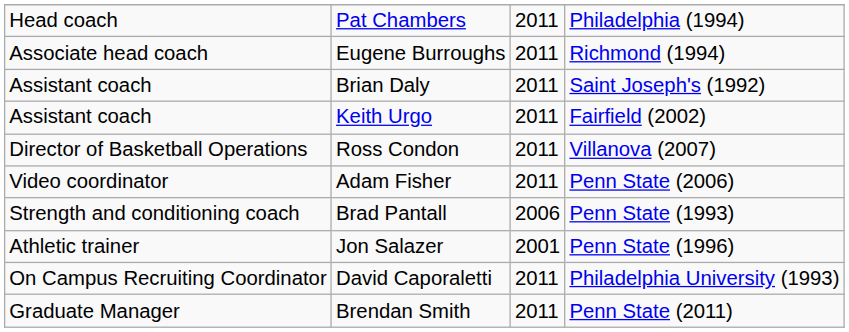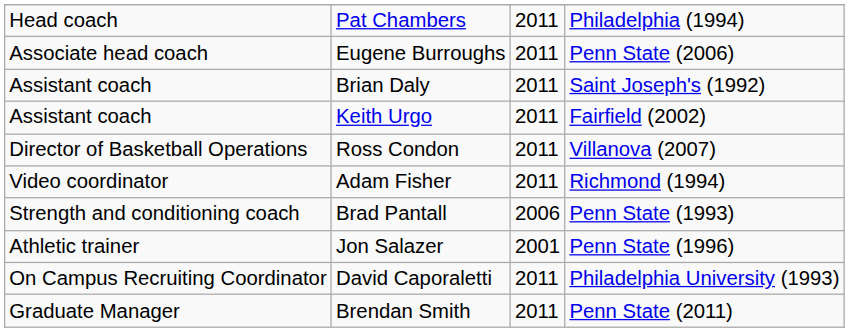(647, 52) Richmond (1994) -> (652, 52) Penn State (2006)
(652, 181) Penn State (2006) -> (647, 181) Richmond (1994)
